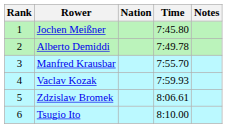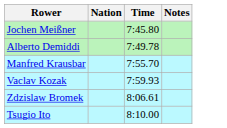- column: (19, 13)
